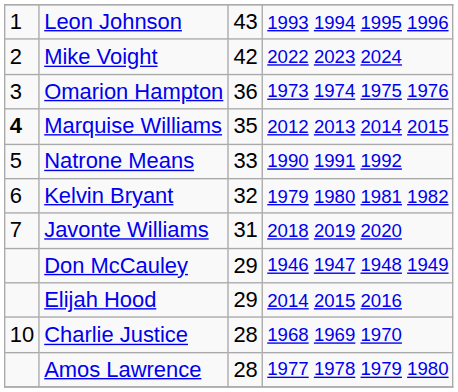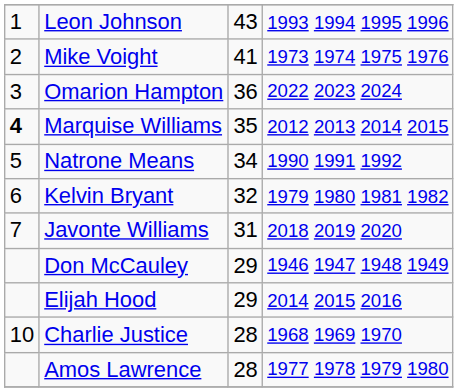(246, 56) 42 -> (246, 56) 41
(335, 57) 2022 2023 2024 -> (358, 57) 1973 1974 1975 1976
(358, 92) 1973 1974 1975 1976 -> (335, 92) 2022 2023 2024
(246, 160) 33 -> (246, 160) 34
